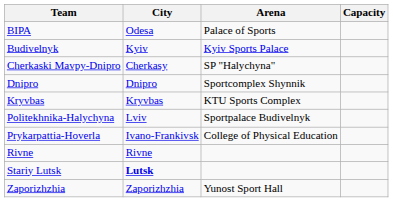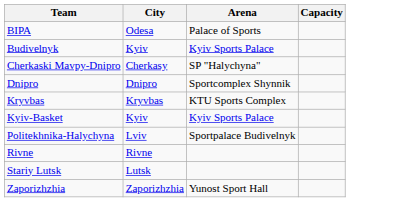+ row: (35, 118)
- row: (53, 135)
(140, 170) bold -> (138, 170) normal
